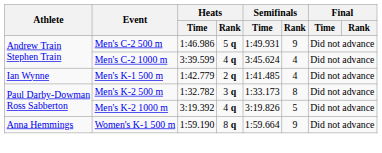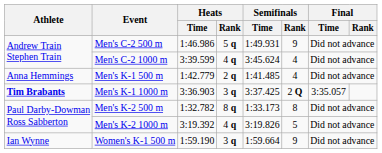(28, 76) Ian Wynne -> (40, 76) Anna Hemmings
+ row: (131, 92)
(230, 92) 3 q -> (230, 108) 8 q
(40, 125) Anna Hemmings -> (28, 141) Ian Wynne
(230, 125) 8 q -> (230, 141) 3 q
